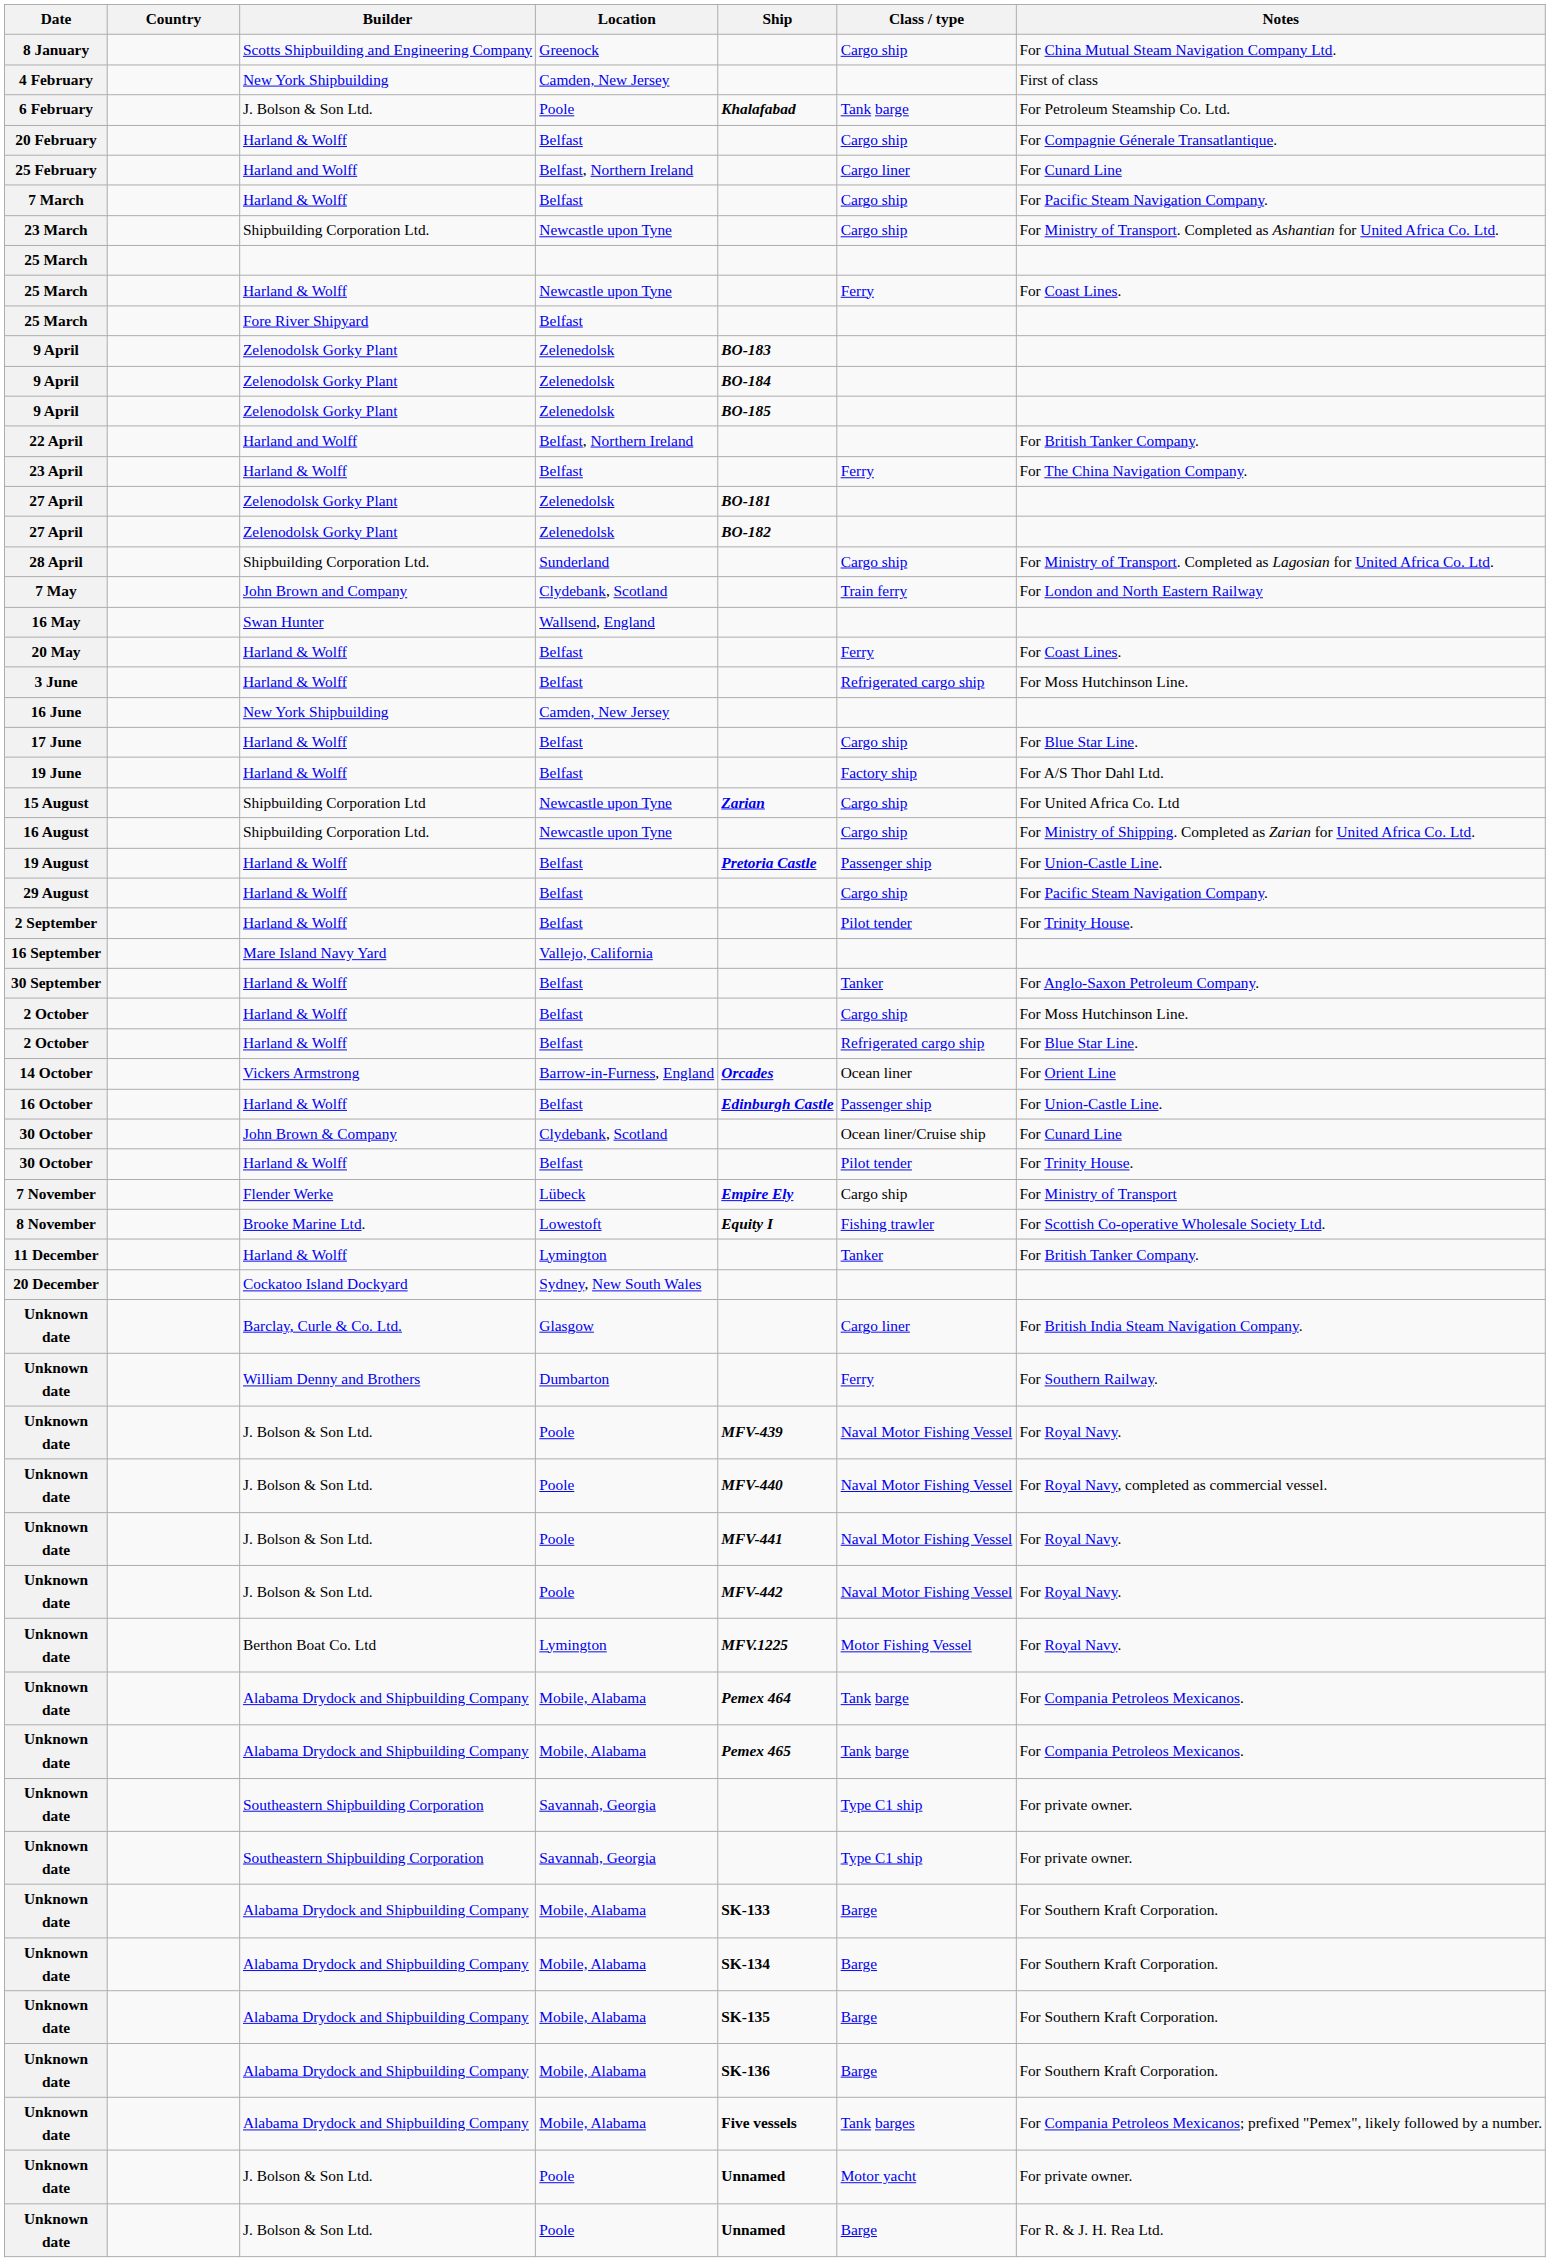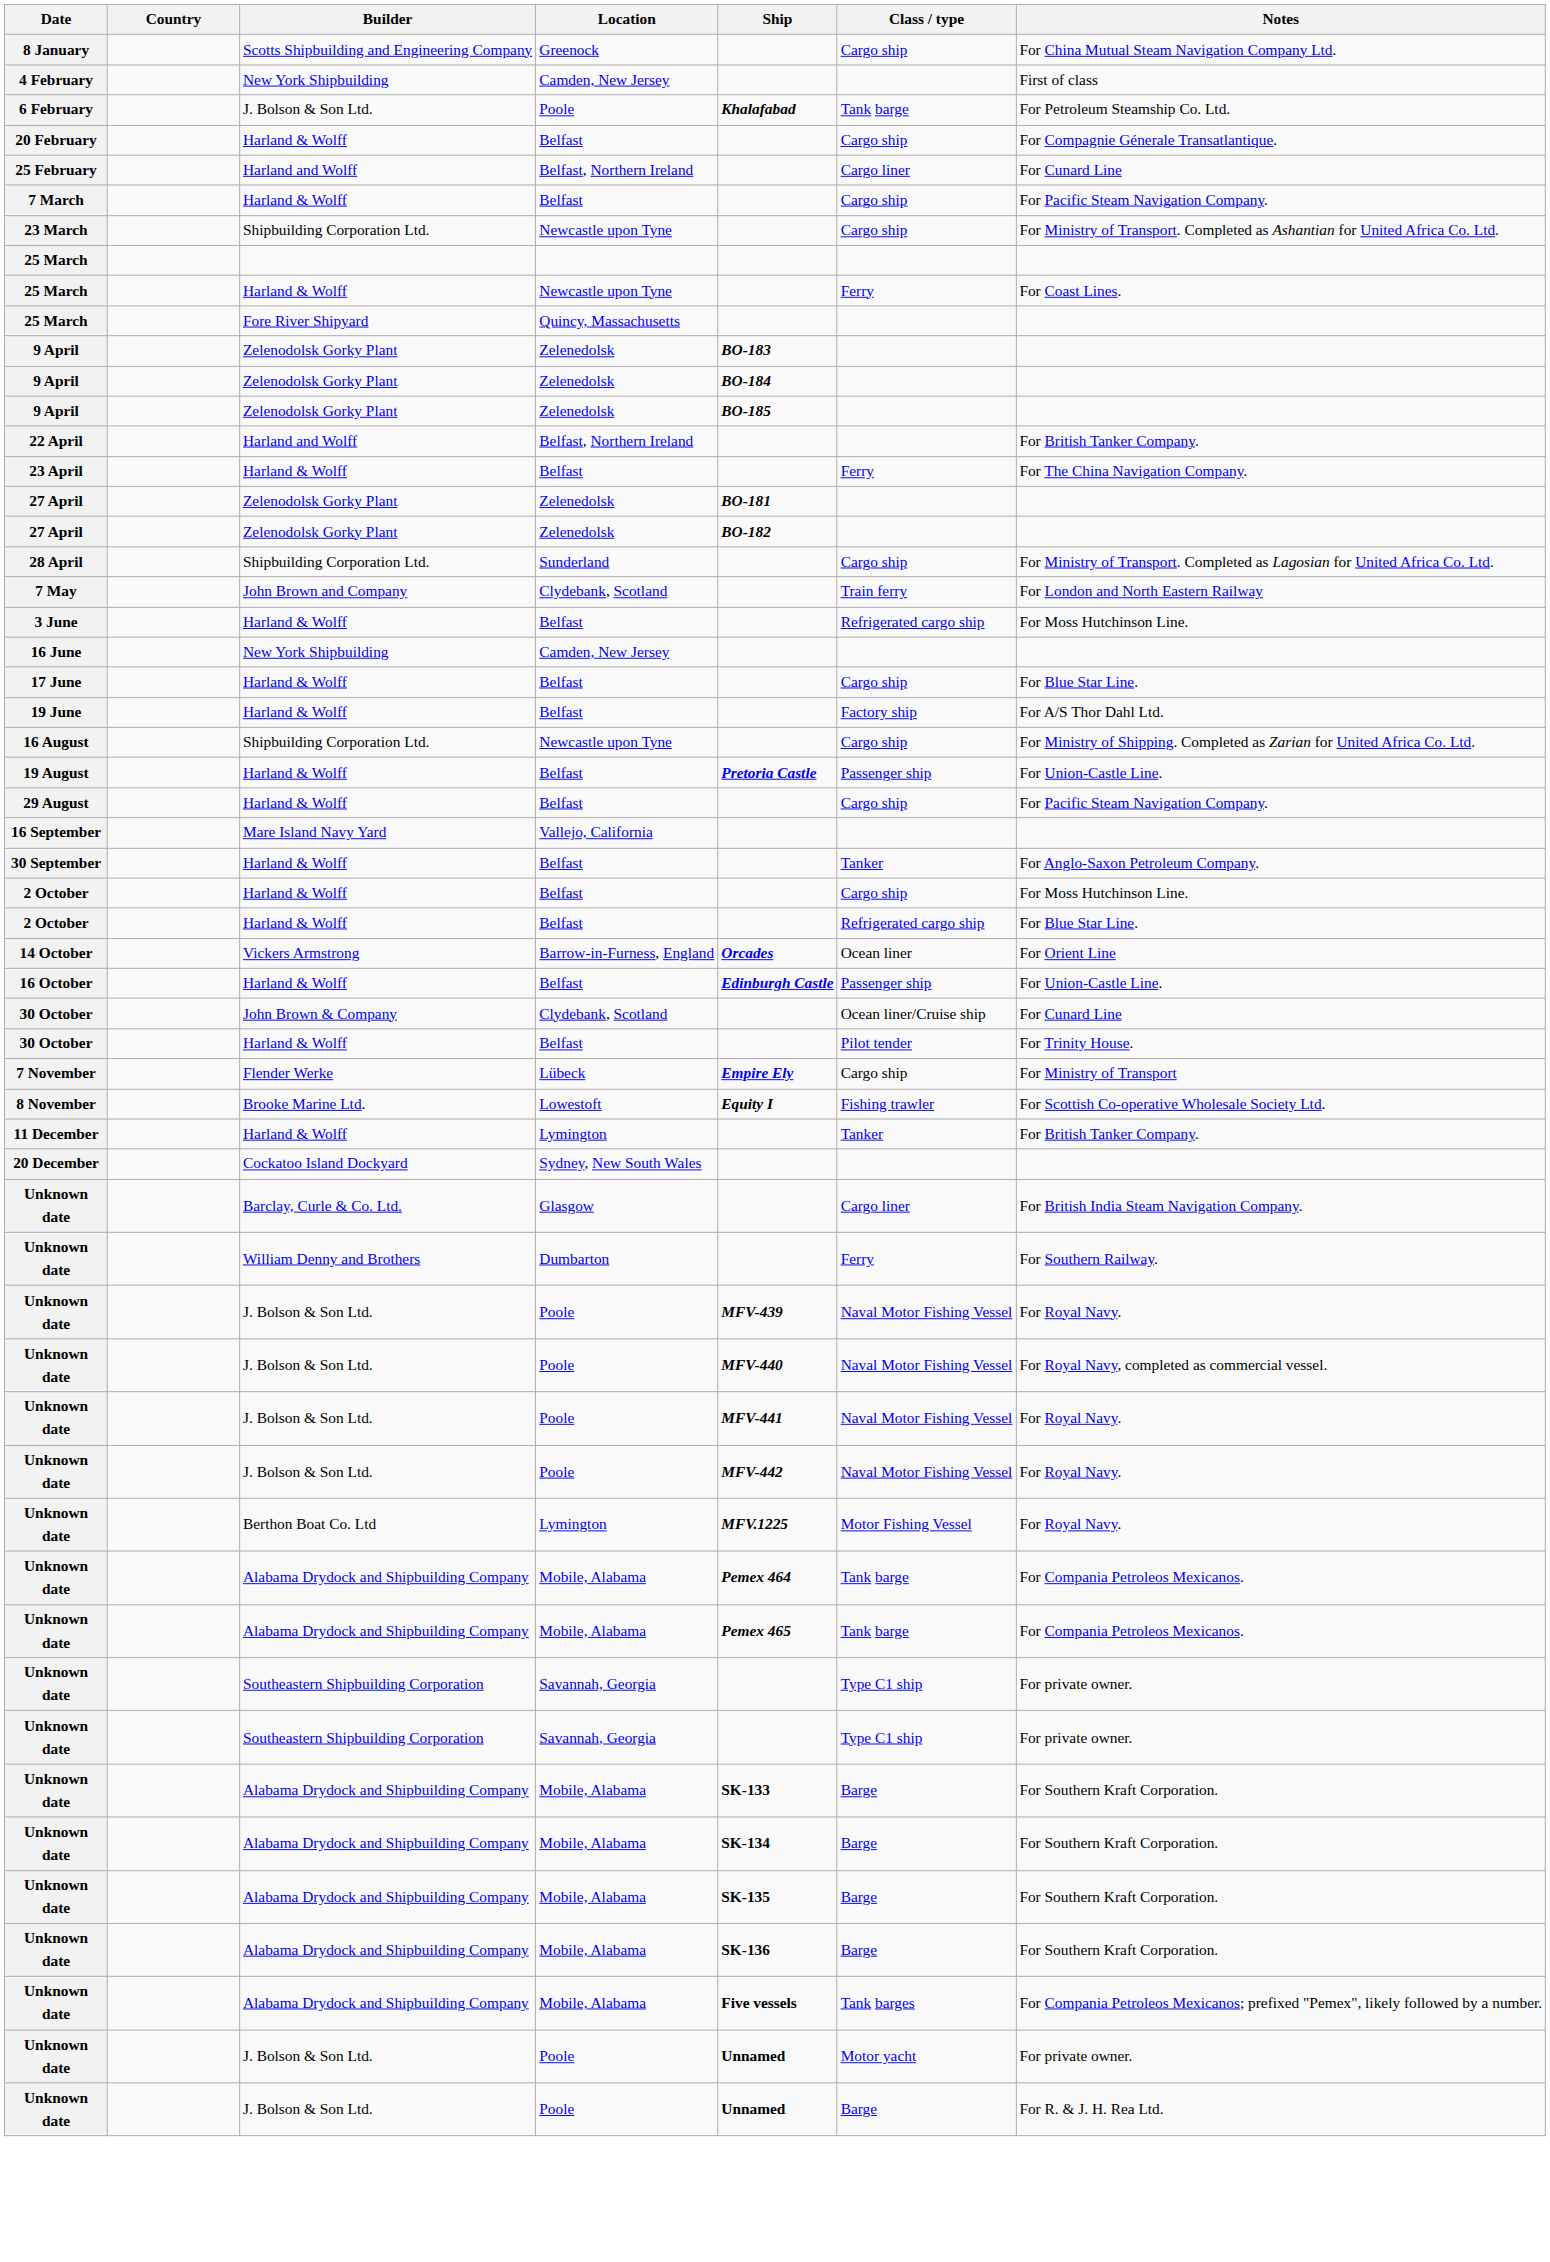(561, 320) Belfast -> (610, 320) Quincy, Massachusetts
- row: (56, 621)
- row: (56, 652)
- row: (56, 802)
- row: (56, 923)
